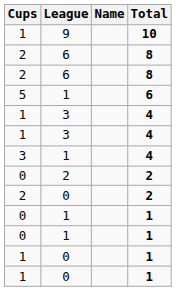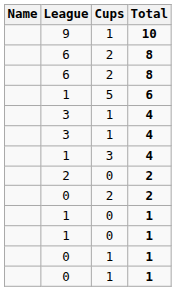columns swapped: (110, 15) <-> (23, 15)
